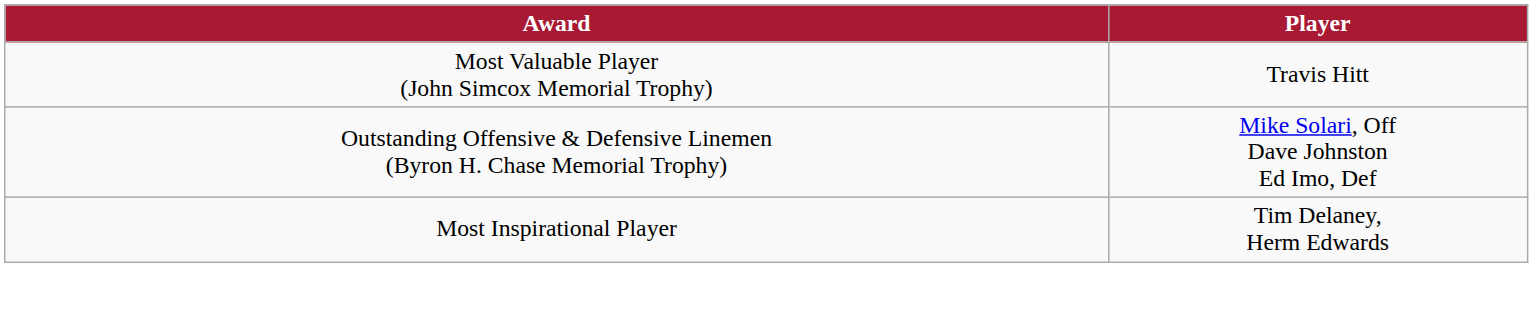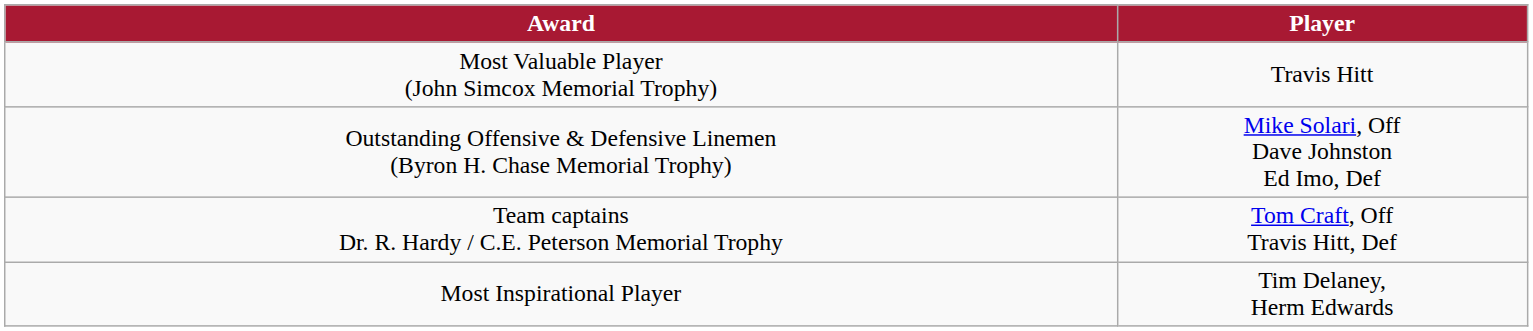+ row: (561, 229)
